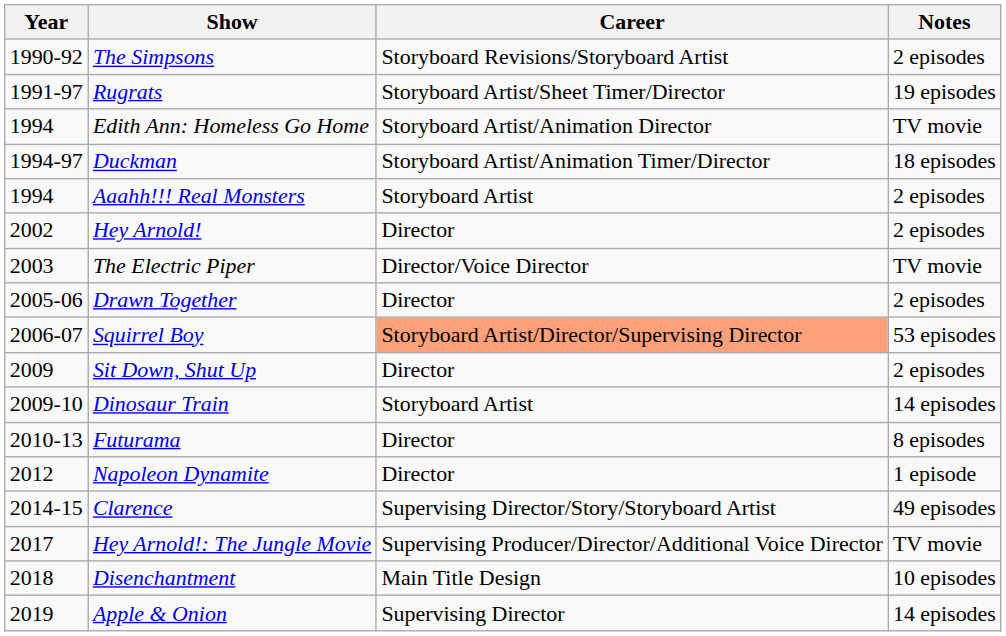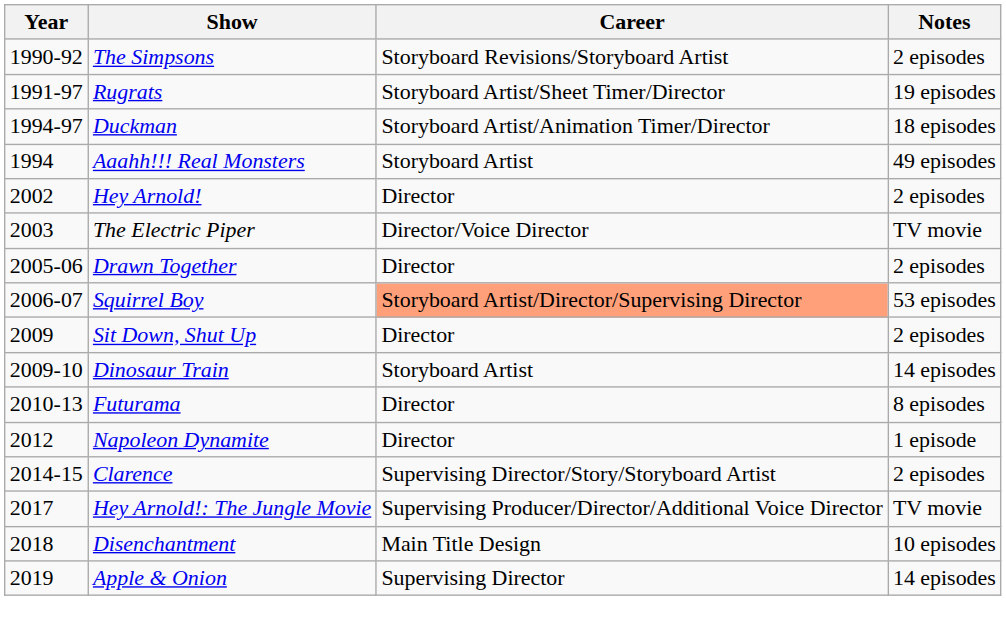- row: (231, 126)
(939, 195) 2 episodes -> (944, 160) 49 episodes
(944, 508) 49 episodes -> (939, 473) 2 episodes
